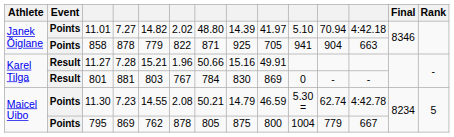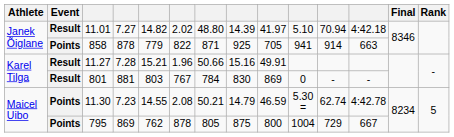(65, 30) Points -> (65, 30) Result
(333, 46) 904 -> (333, 46) 914
(333, 124) 779 -> (333, 124) 729
